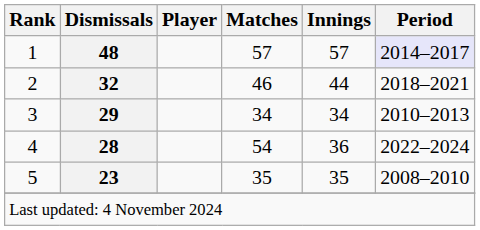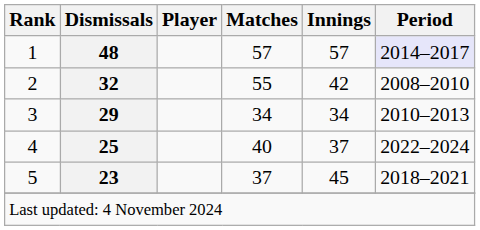(262, 83) 46 -> (262, 83) 55
(339, 83) 44 -> (339, 83) 42
(425, 83) 2018–2021 -> (425, 83) 2008–2010
(109, 146) 28 -> (109, 146) 25
(262, 146) 54 -> (262, 146) 40
(339, 146) 36 -> (339, 146) 37
(262, 177) 35 -> (262, 177) 37
(339, 177) 35 -> (339, 177) 45
(425, 177) 2008–2010 -> (425, 177) 2018–2021
